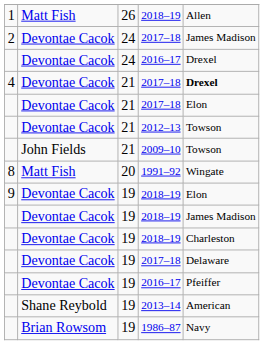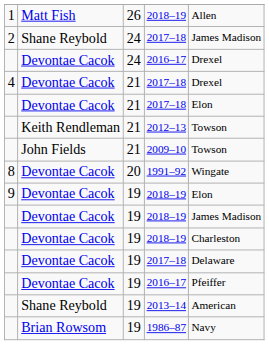(68, 37) Devontae Cacok -> (64, 37) Shane Reybold
(202, 82) bold -> (207, 82) normal
(68, 127) Devontae Cacok -> (71, 127) Keith Rendleman
(48, 171) Matt Fish -> (68, 171) Devontae Cacok
